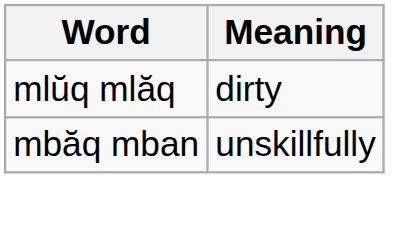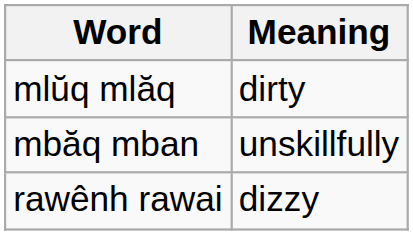+ row: (118, 199)
